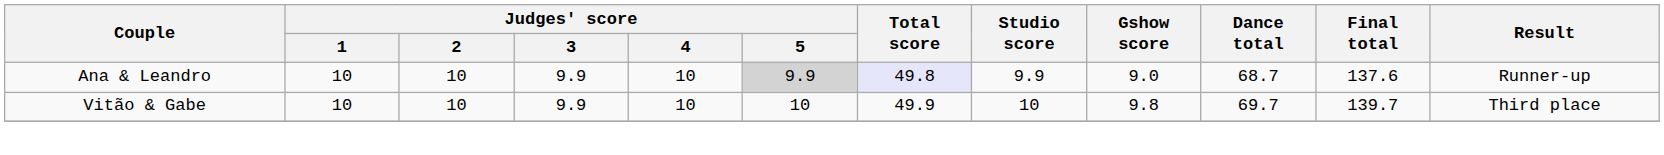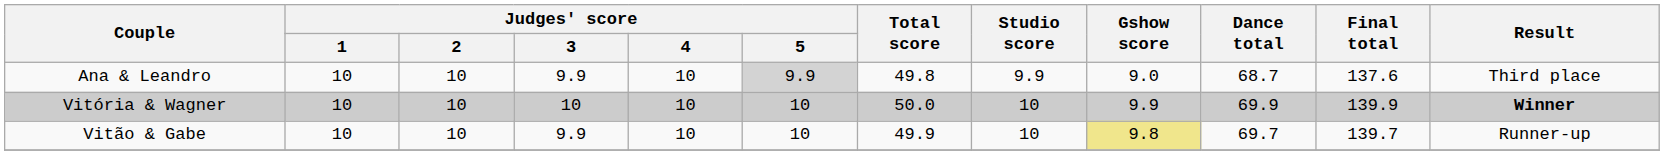(915, 77) lavender background -> (915, 77) no background
(1545, 77) Runner-up -> (1545, 77) Third place
+ row: (145, 106)
(1144, 106) no background -> (1144, 135) khaki background
(1545, 106) Third place -> (1545, 135) Runner-up
